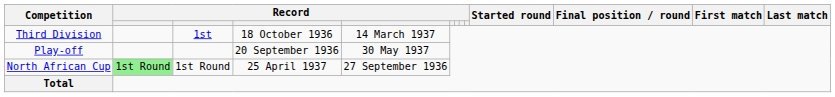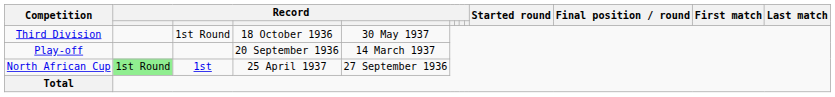(203, 34) 1st -> (203, 34) 1st Round
(395, 34) 14 March 1937 -> (395, 34) 30 May 1937
(395, 51) 30 May 1937 -> (395, 51) 14 March 1937
(203, 67) 1st Round -> (203, 67) 1st
